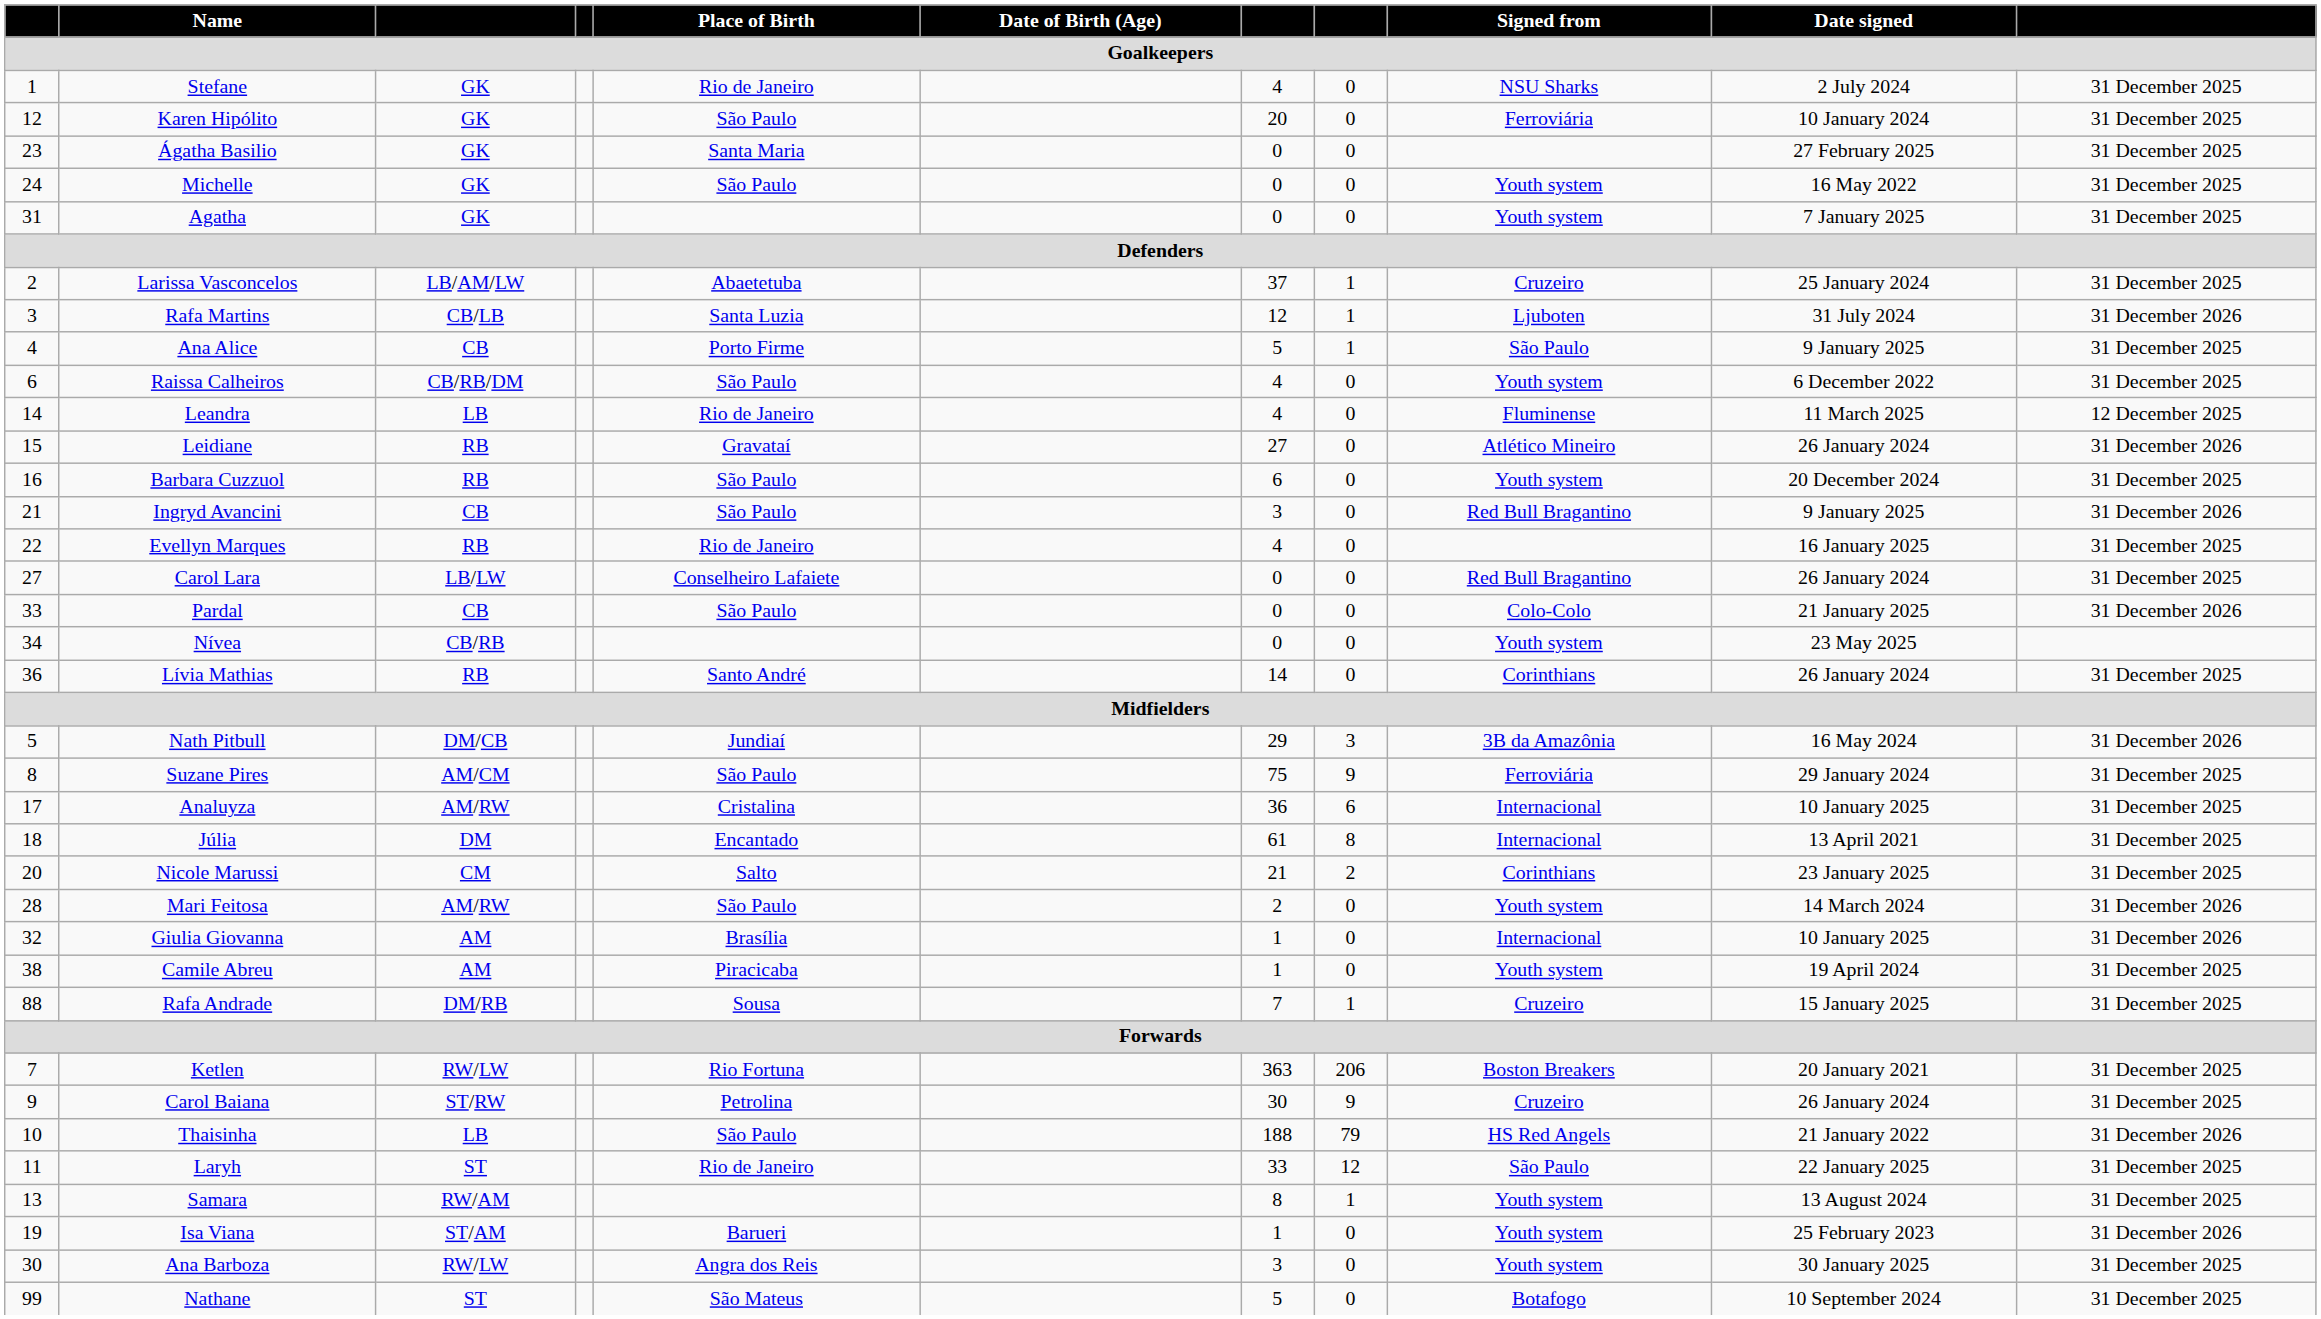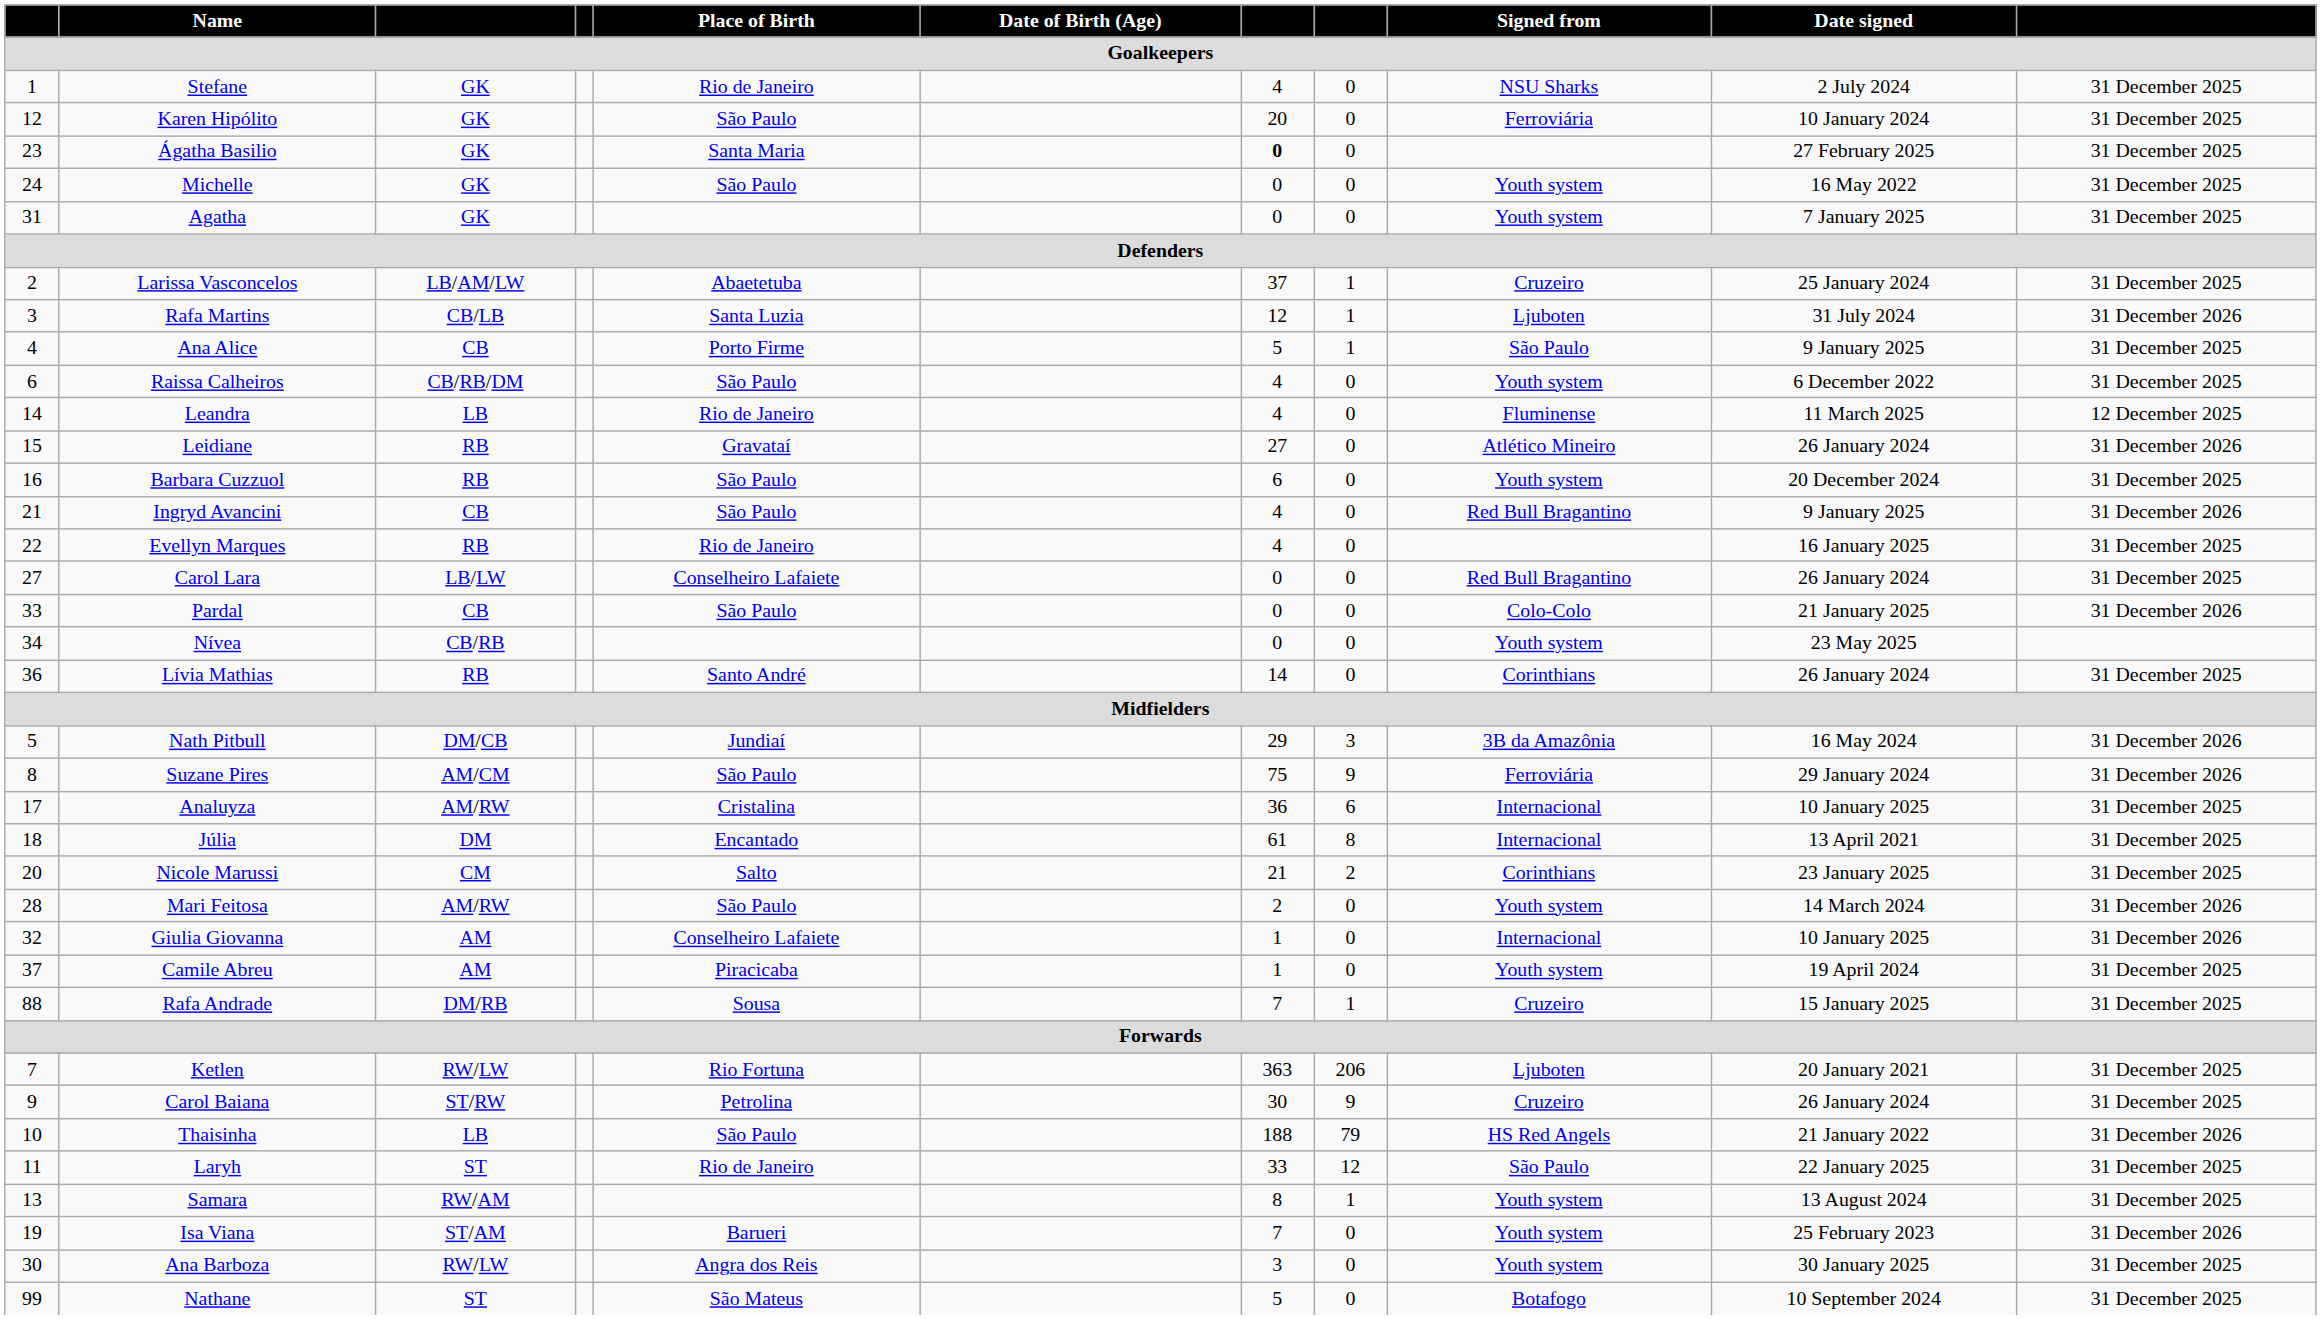(1277, 151) normal -> (1277, 151) bold
(1277, 511) 3 -> (1277, 511) 4
(2166, 773) 31 December 2025 -> (2166, 773) 31 December 2026
(756, 937) Brasília -> (756, 937) Conselheiro Lafaiete
(32, 970) 38 -> (32, 970) 37
(1549, 1068) Boston Breakers -> (1549, 1068) Ljuboten
(1277, 1232) 1 -> (1277, 1232) 7
